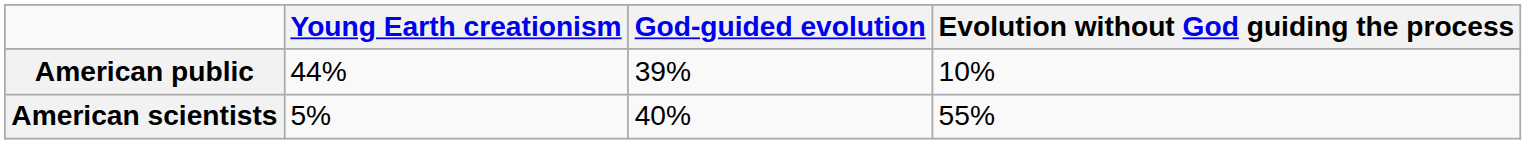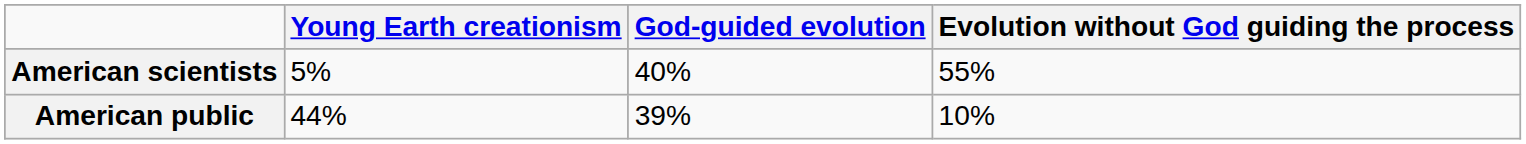rows swapped: (144, 71) <-> (144, 116)
